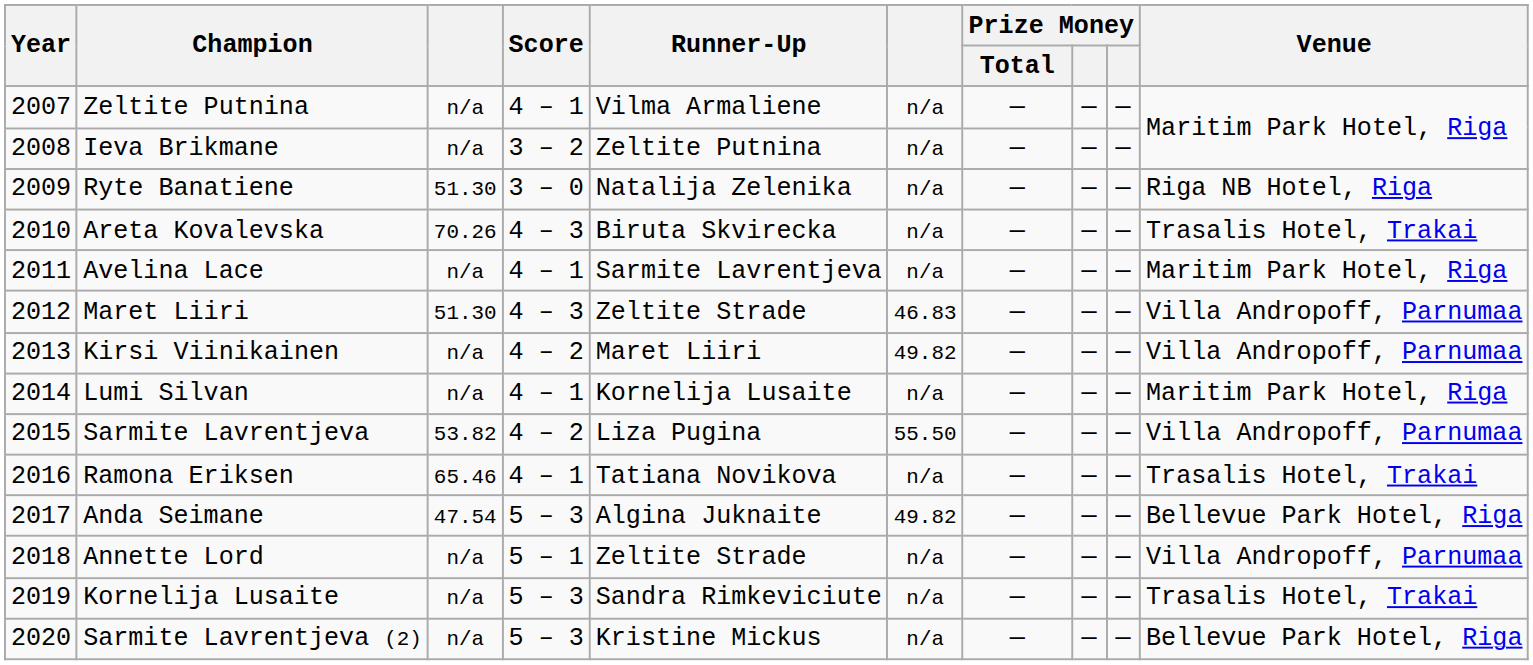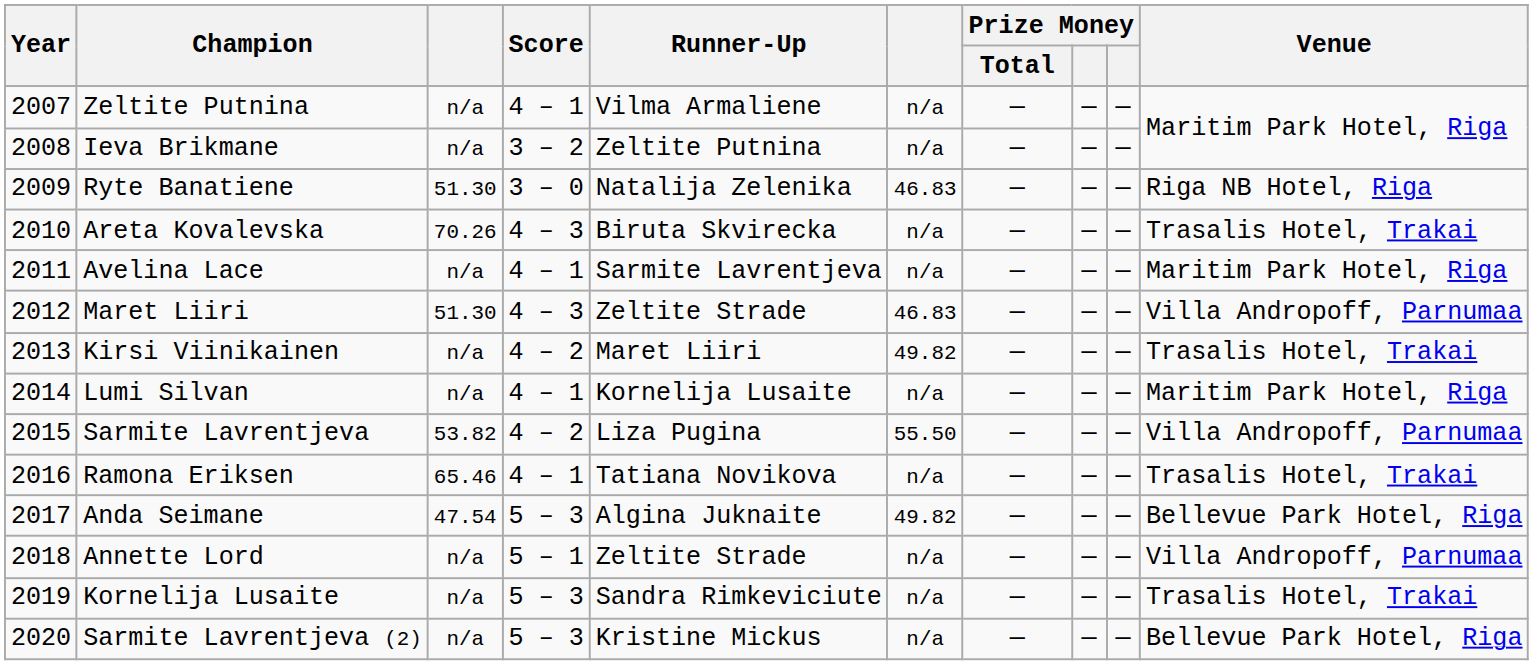(925, 190) n/a -> (925, 190) 46.83
(1334, 353) Villa Andropoff, Parnumaa -> (1312, 353) Trasalis Hotel, Trakai
